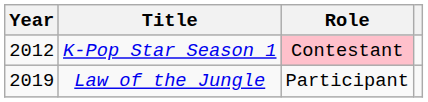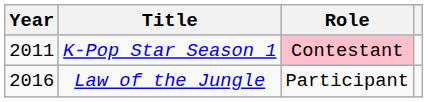(32, 50) 2012 -> (32, 50) 2011
(32, 81) 2019 -> (32, 81) 2016
